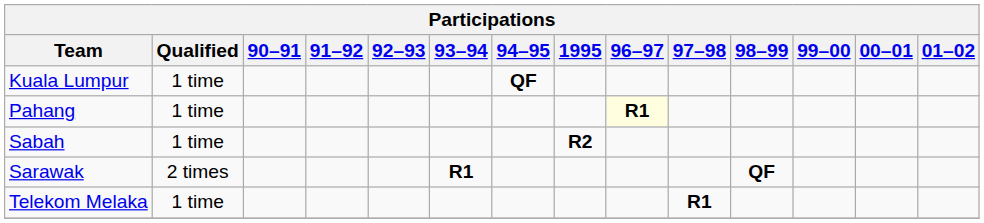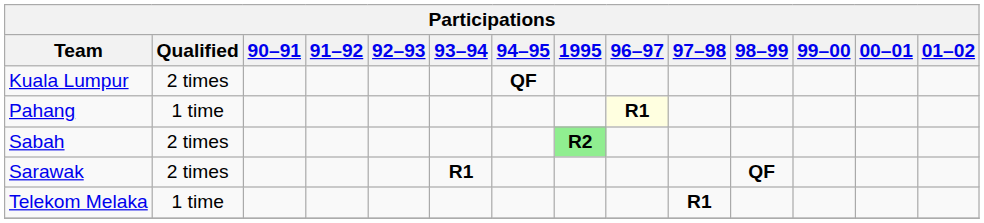(198, 80) 1 time -> (198, 80) 2 times
(198, 141) 1 time -> (198, 141) 2 times
(580, 141) no background -> (580, 141) lightgreen background
